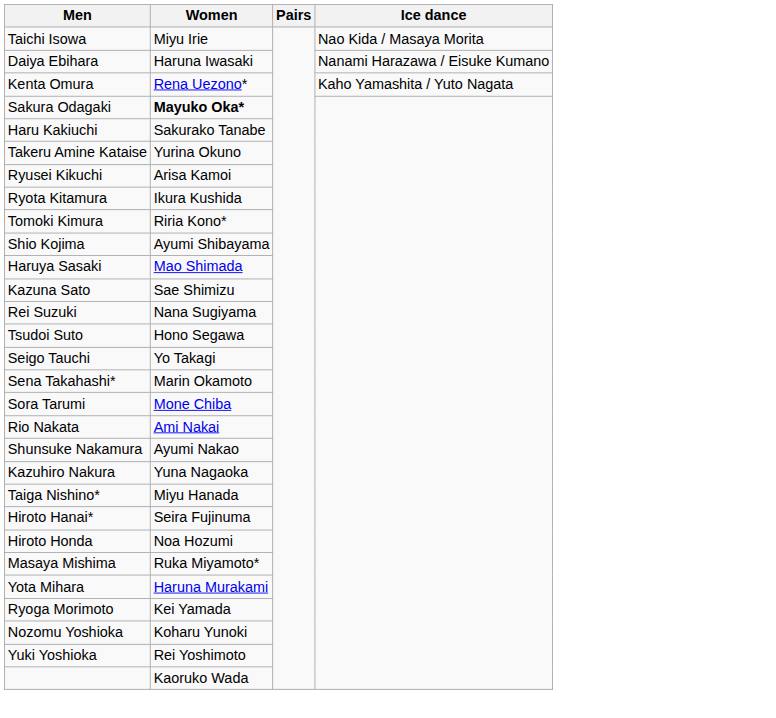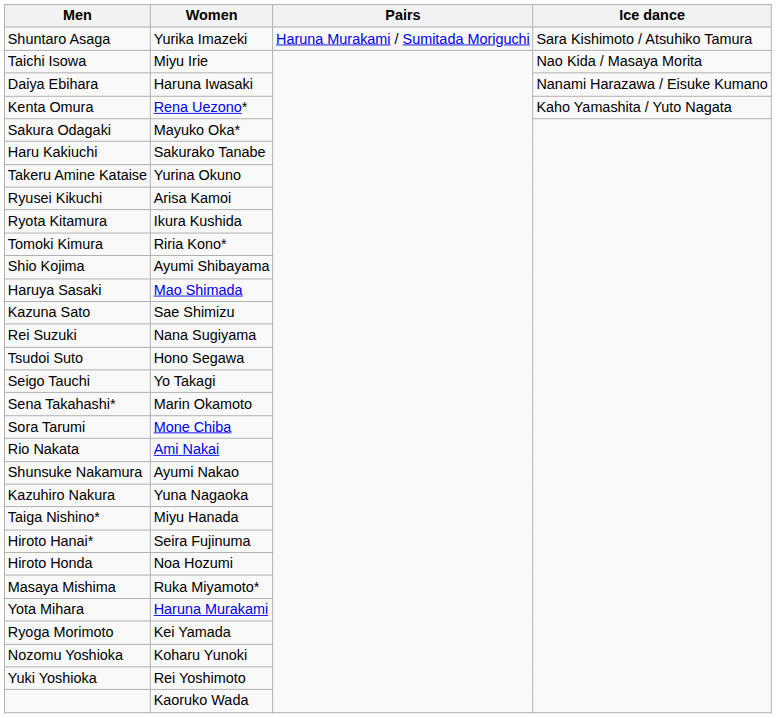+ row: (59, 38)
(199, 107) bold -> (197, 130) normal
